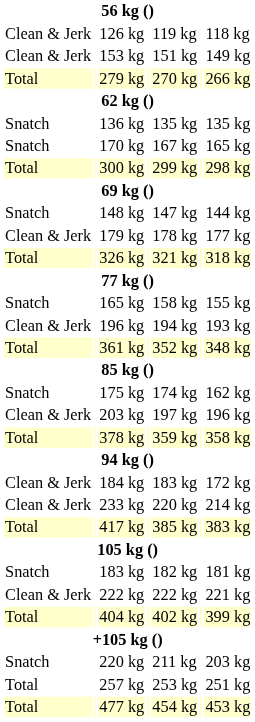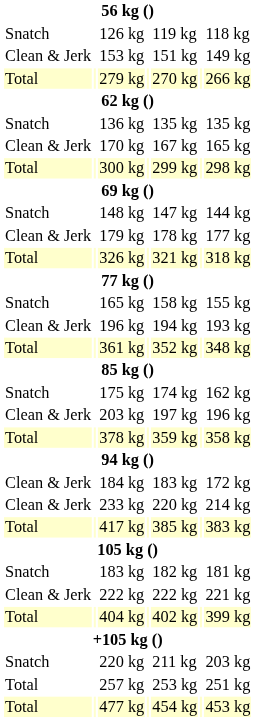(48, 33) Clean & Jerk -> (27, 33) Snatch
(27, 145) Snatch -> (48, 145) Clean & Jerk
